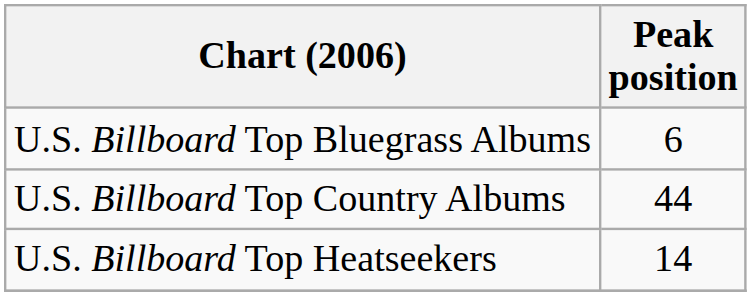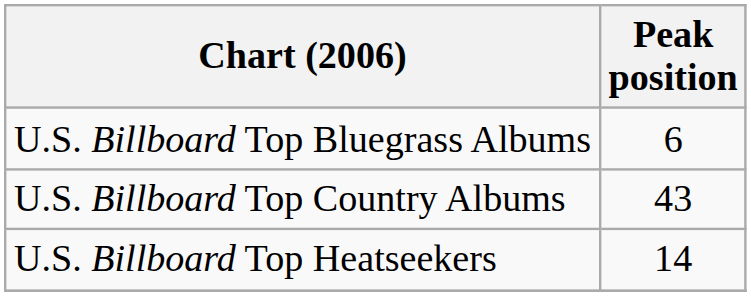(673, 198) 44 -> (673, 198) 43
